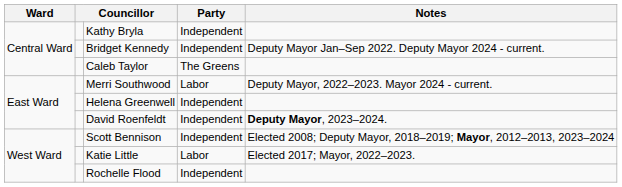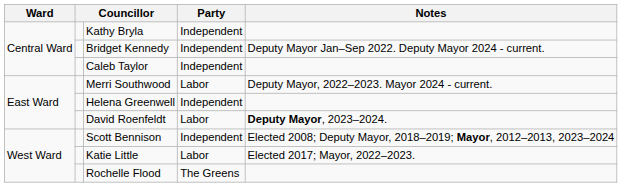(210, 66) The Greens -> (211, 66) Independent
(211, 119) Independent -> (194, 119) Labor
(211, 173) Independent -> (210, 173) The Greens
